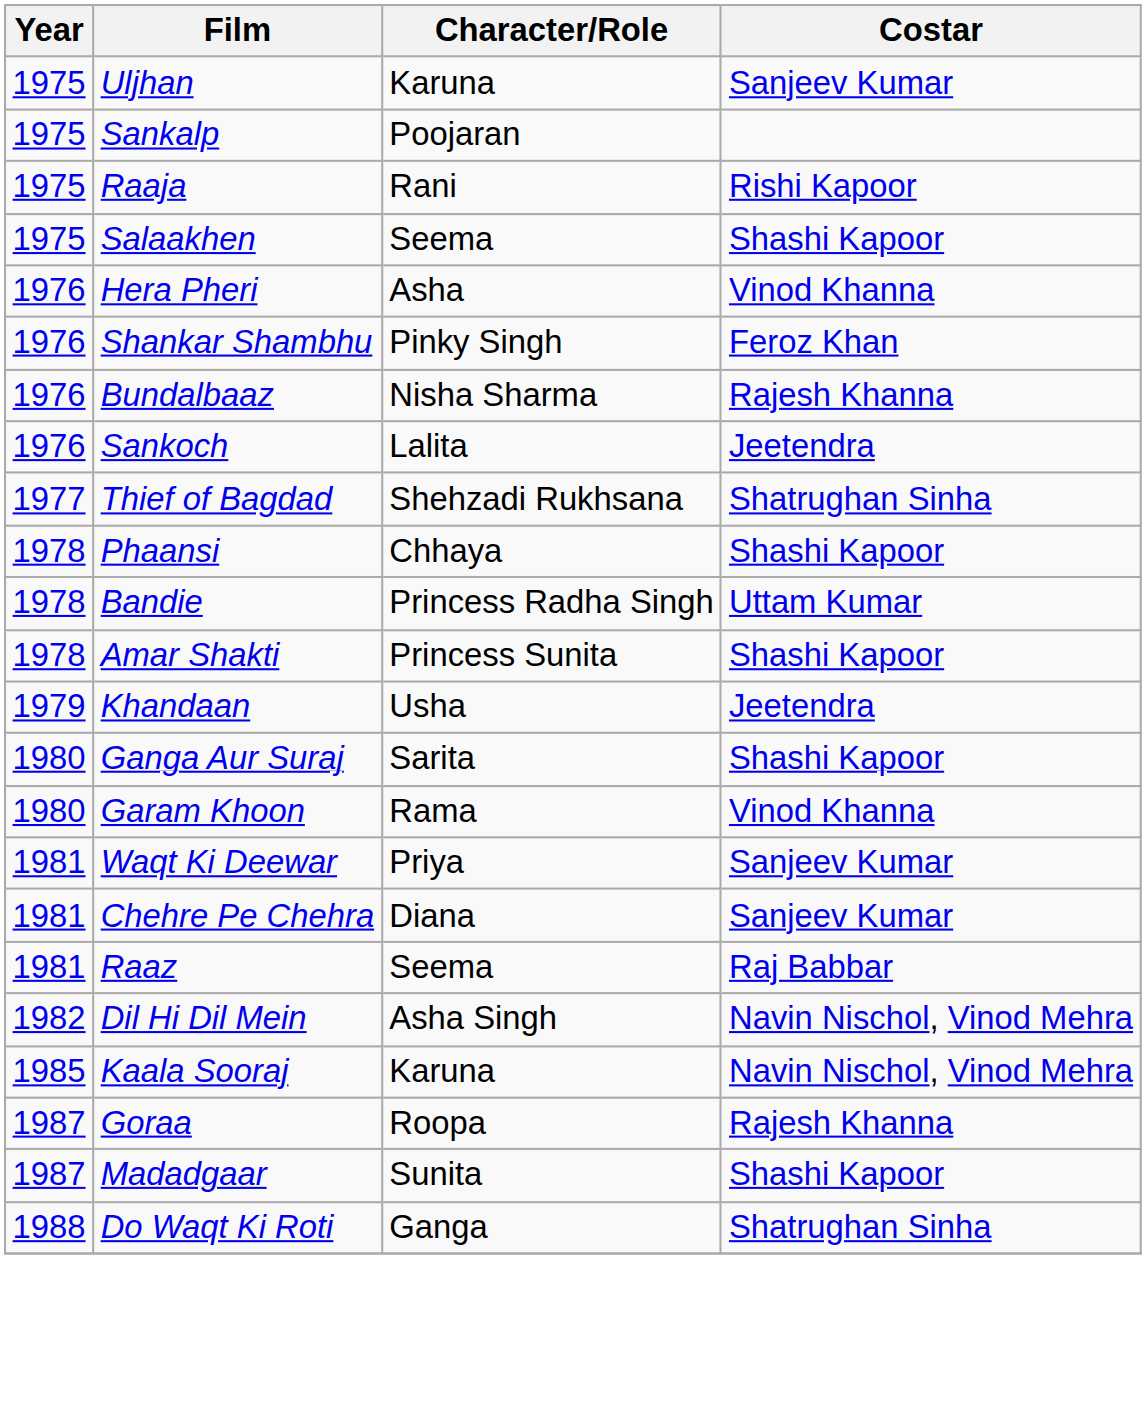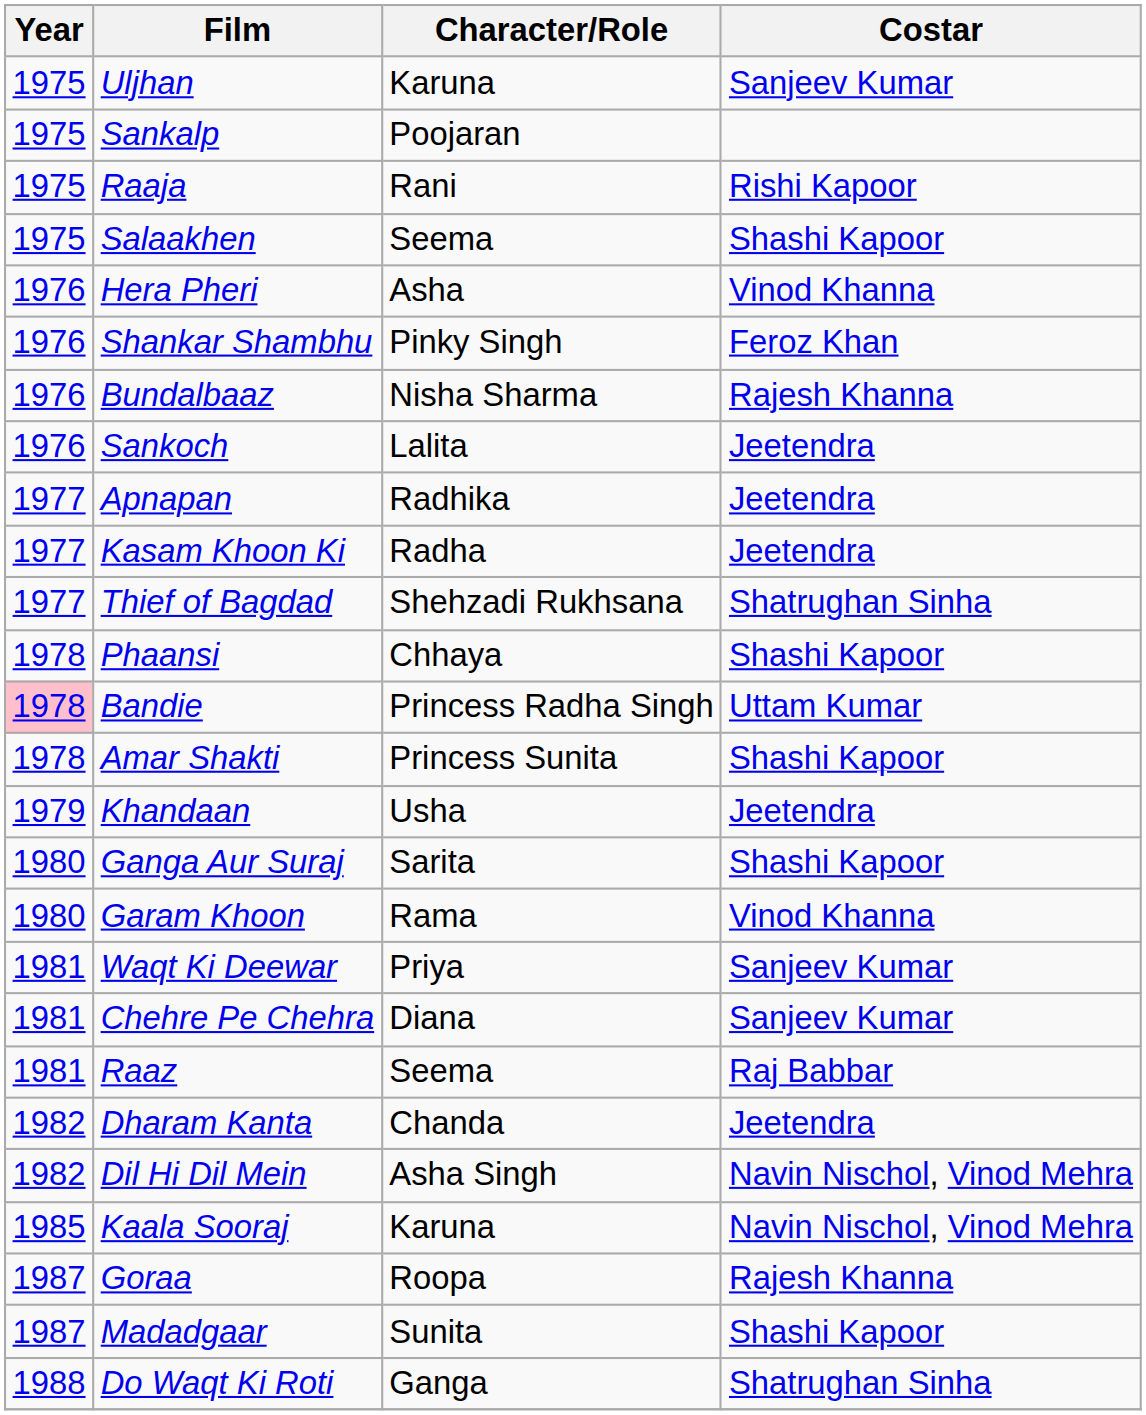+ row: (166, 498)
+ row: (223, 550)
(49, 602) no background -> (49, 706) pink background
+ row: (206, 1122)
